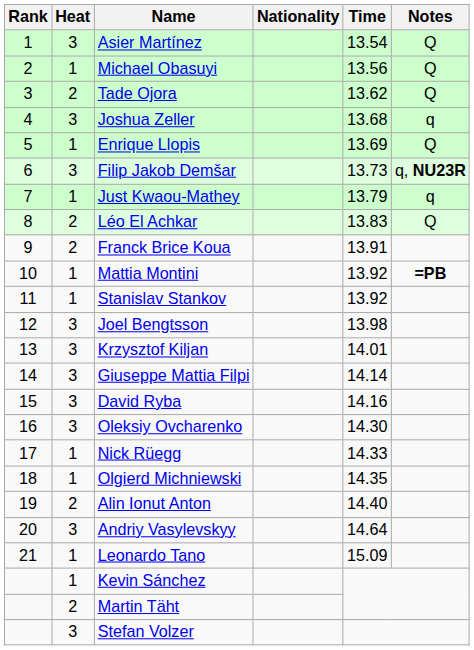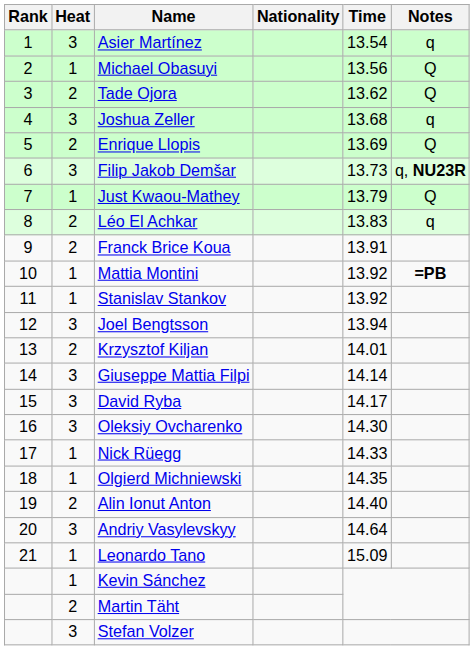(430, 42) Q -> (430, 42) q
(73, 145) 1 -> (73, 145) 2
(430, 196) q -> (430, 196) Q
(430, 222) Q -> (430, 222) q
(367, 324) 13.98 -> (367, 324) 13.94
(73, 350) 3 -> (73, 350) 2
(367, 401) 14.16 -> (367, 401) 14.17
